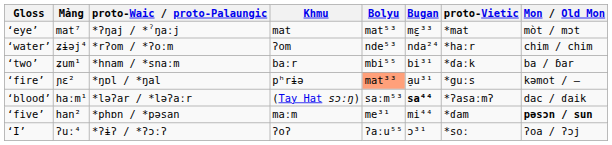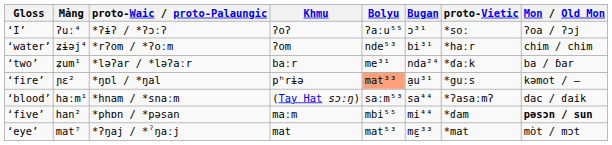rows swapped: (16, 132) <-> (23, 30)
(423, 47) nda²⁴ -> (420, 47) bi³¹
(136, 64) *hnam / *snaːm -> (142, 64) *ləʔar / *ləʔaːr
(380, 64) mbi⁵⁵ -> (377, 64) me³¹
(420, 64) bi³¹ -> (423, 64) nda²⁴
(142, 98) *ləʔar / *ləʔaːr -> (136, 98) *hnam / *snaːm
(420, 98) bold -> (420, 98) normal
(377, 115) me³¹ -> (380, 115) mbi⁵⁵
